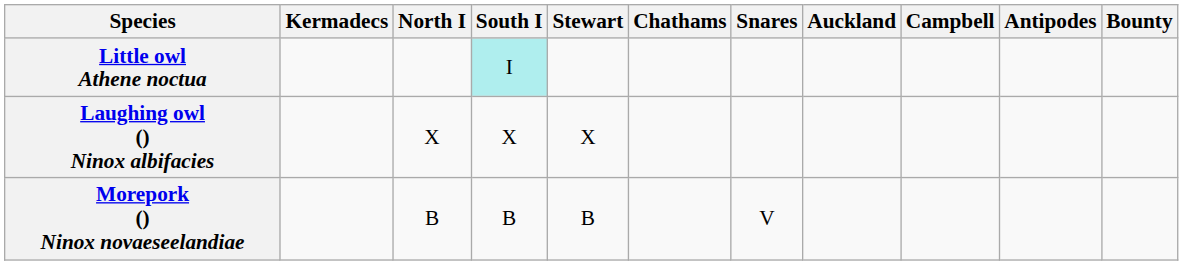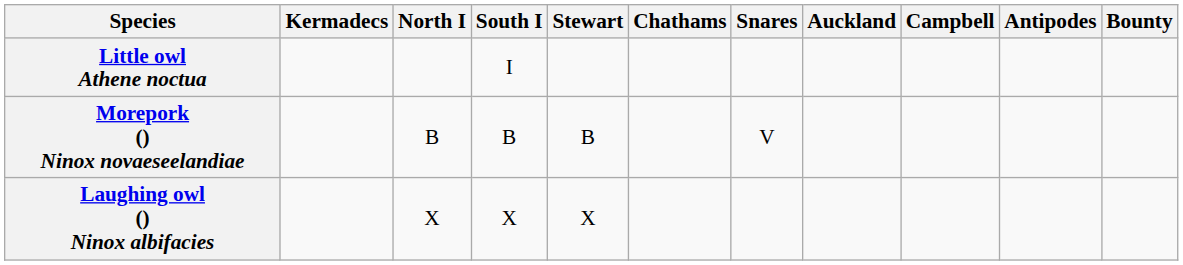(509, 67) paleturquoise background -> (509, 67) no background
rows swapped: (143, 218) <-> (143, 136)
